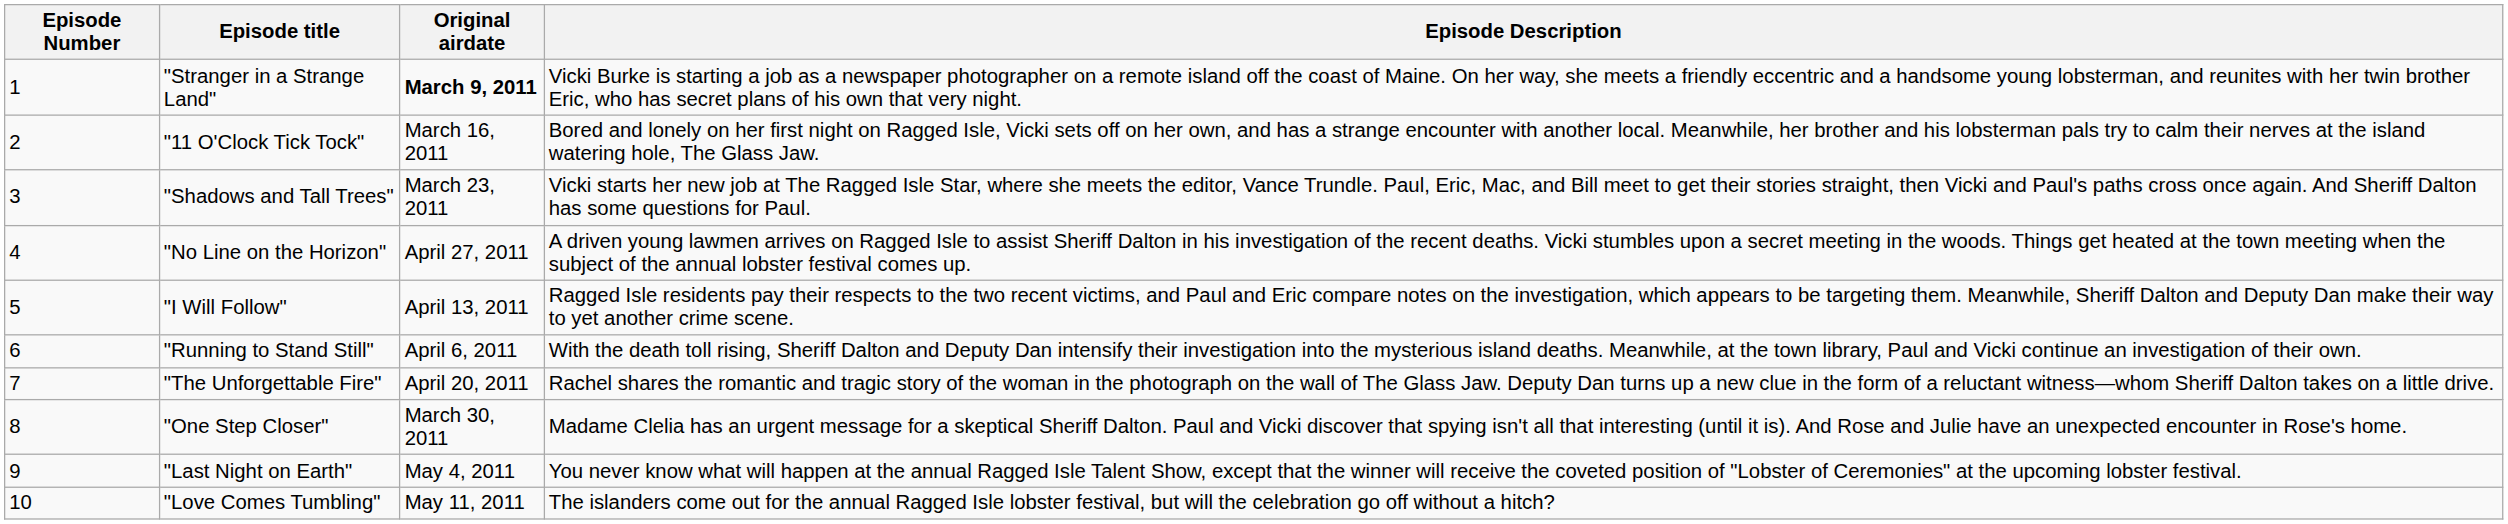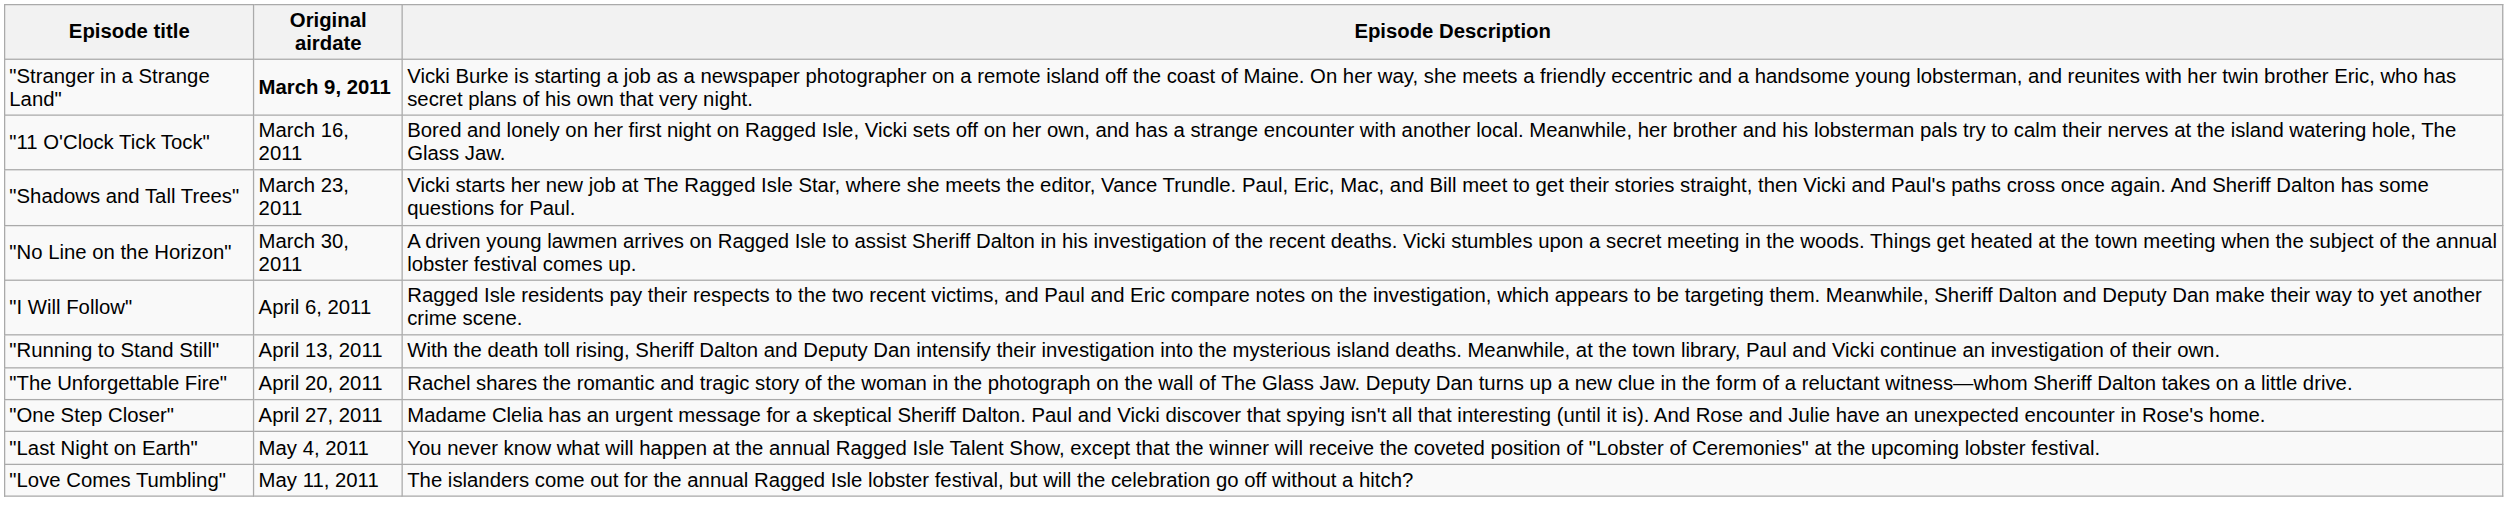- column: (82, 32)
(467, 252) April 27, 2011 -> (304, 252) March 30, 2011
(467, 307) April 13, 2011 -> (315, 307) April 6, 2011
(461, 351) April 6, 2011 -> (321, 351) April 13, 2011
(450, 427) March 30, 2011 -> (321, 415) April 27, 2011
